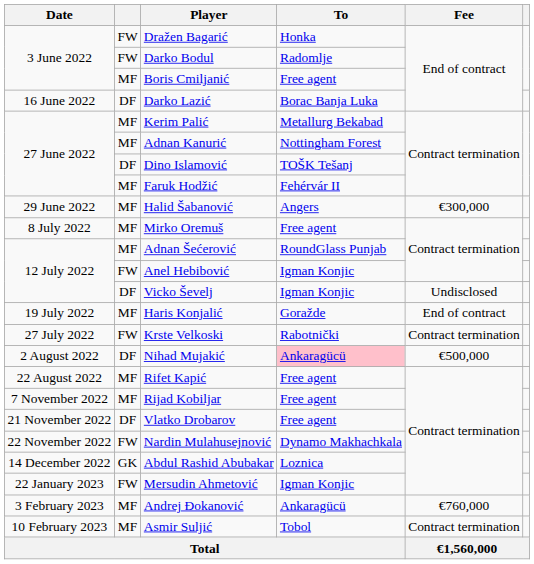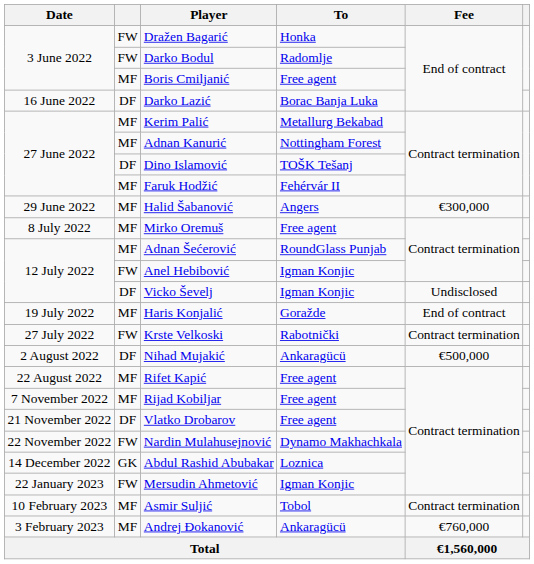(313, 356) pink background -> (313, 356) no background
rows swapped: (194, 505) <-> (178, 526)
